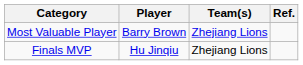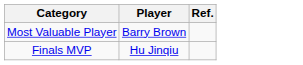- column: (230, 13)
